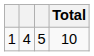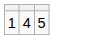- column: (69, 16)
